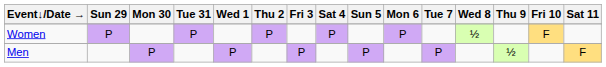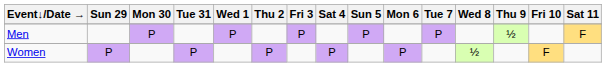rows swapped: (18, 53) <-> (26, 33)
